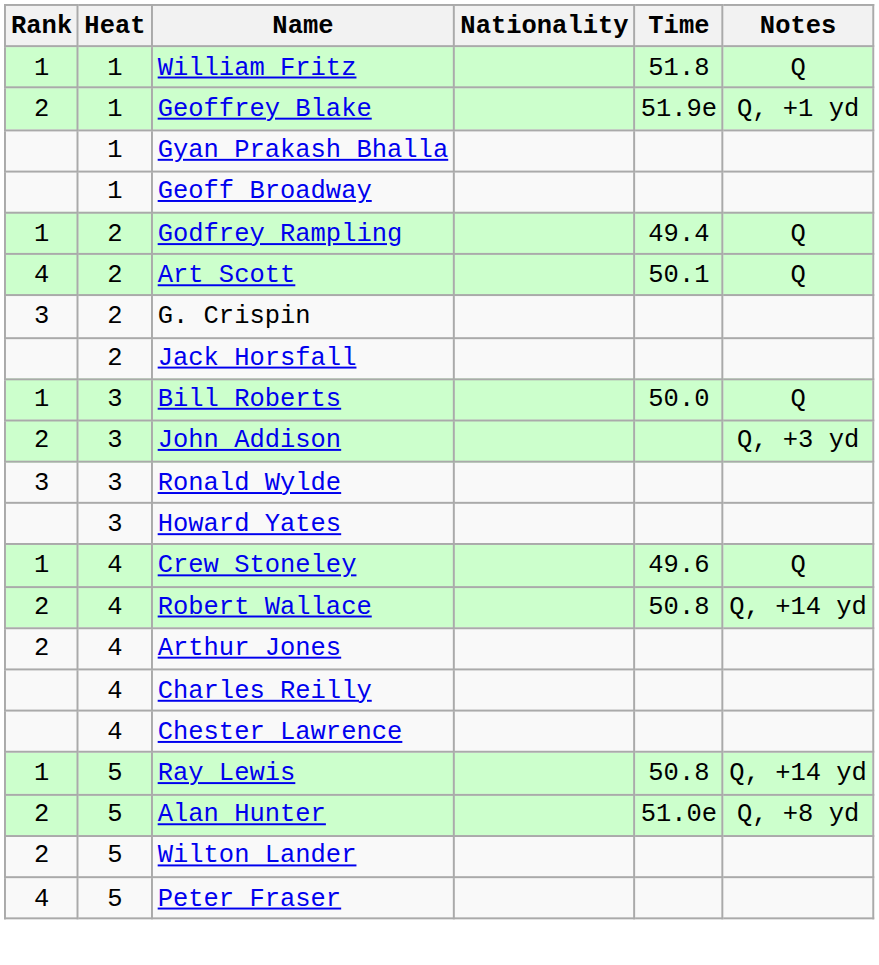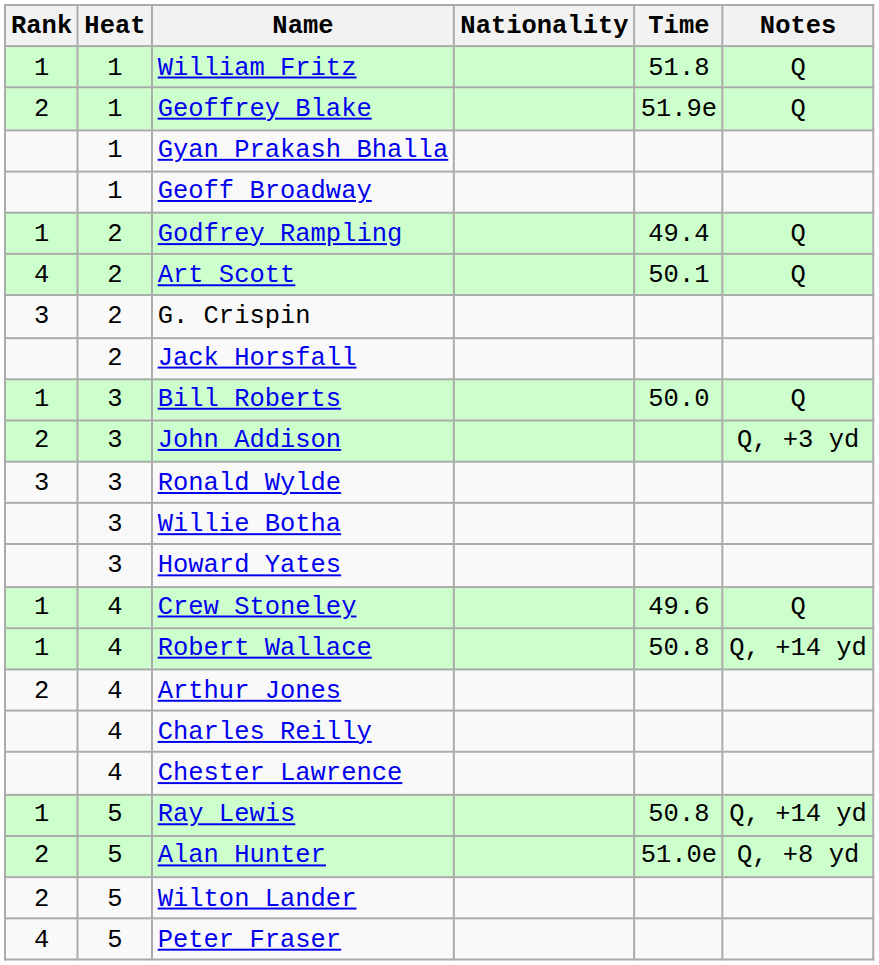(798, 109) Q, +1 yd -> (798, 109) Q
+ row: (249, 524)
(42, 607) 2 -> (42, 649) 1
